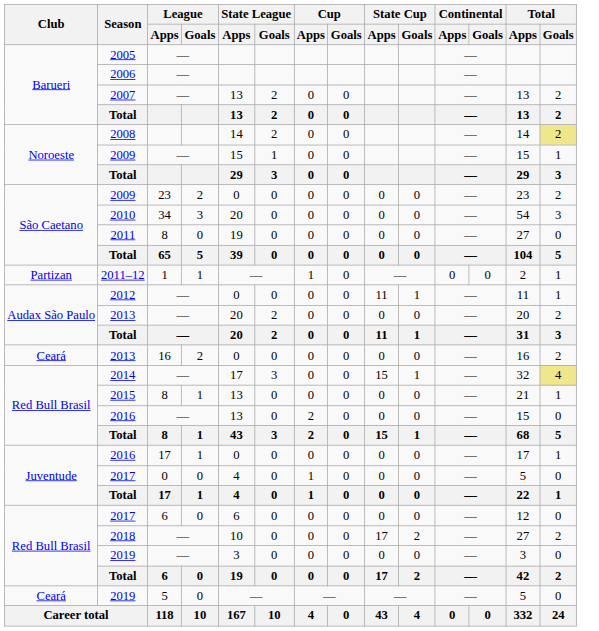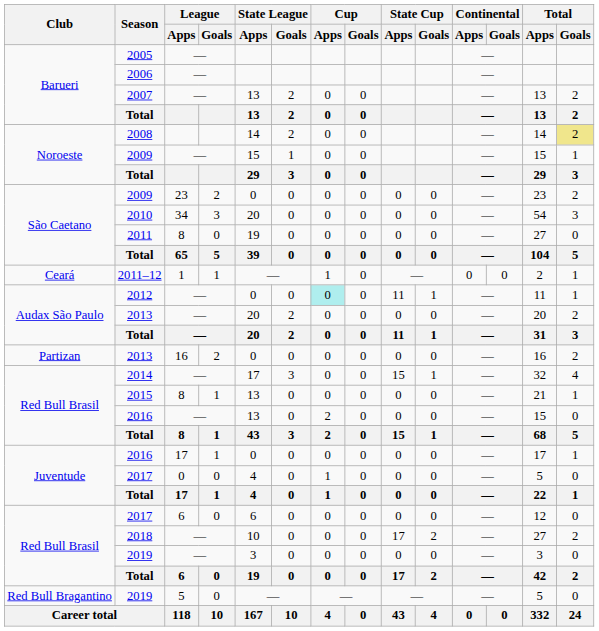(51, 275) Partizan -> (60, 275) Ceará
(311, 295) no background -> (328, 295) paleturquoise background
(51, 355) Ceará -> (60, 355) Partizan
(558, 375) khaki background -> (575, 375) no background
(51, 595) Ceará -> (60, 595) Red Bull Bragantino
